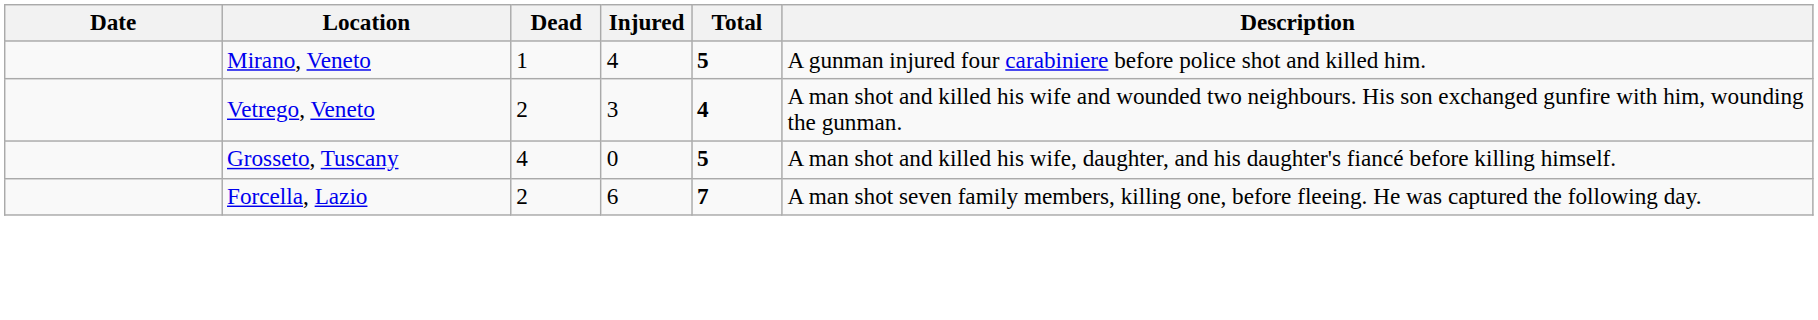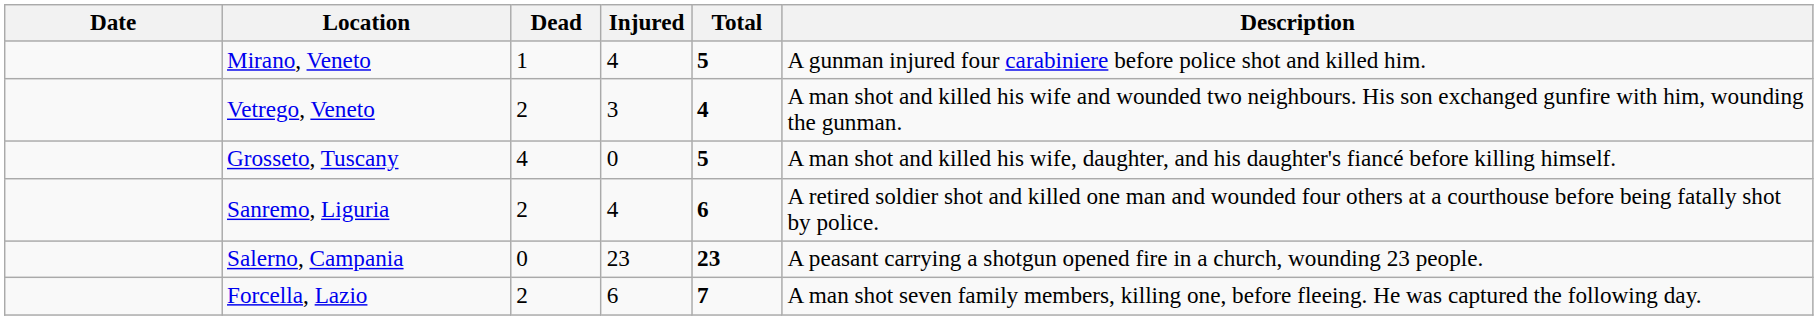+ row: (308, 209)
+ row: (315, 259)
